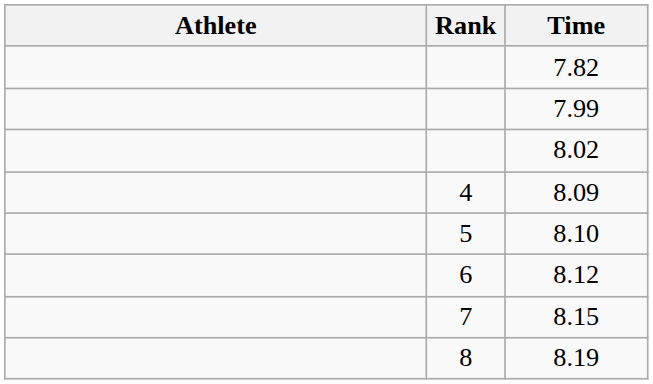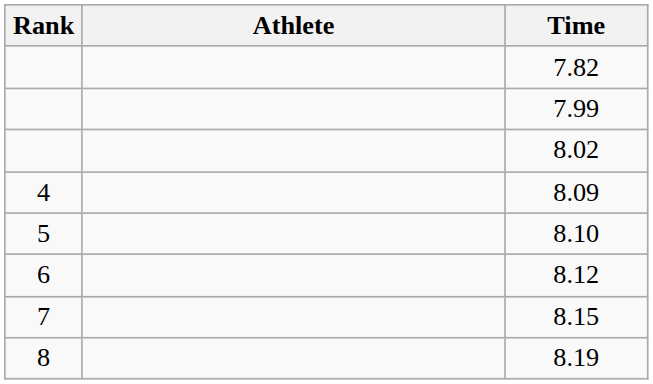columns swapped: (466, 25) <-> (216, 25)
